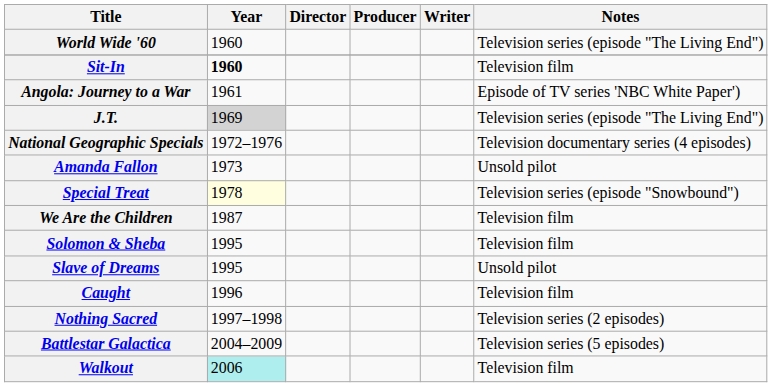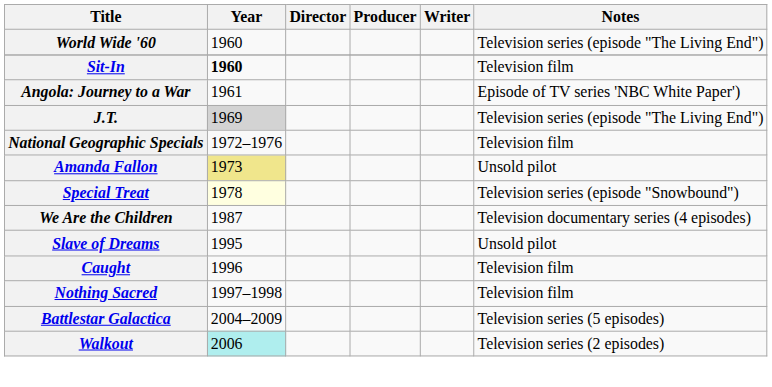(614, 142) Television documentary series (4 episodes) -> (526, 142) Television film
(227, 167) no background -> (227, 167) khaki background
(526, 218) Television film -> (614, 218) Television documentary series (4 episodes)
- row: (106, 243)
(571, 318) Television series (2 episodes) -> (526, 293) Television film
(526, 368) Television film -> (571, 343) Television series (2 episodes)
